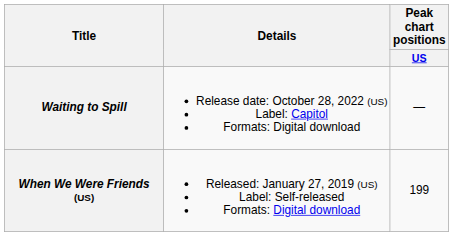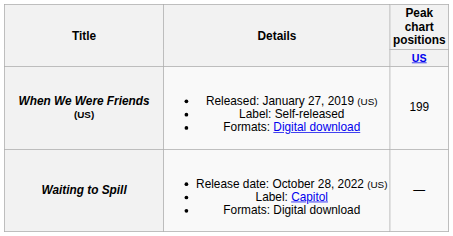rows swapped: (84, 190) <-> (84, 107)
